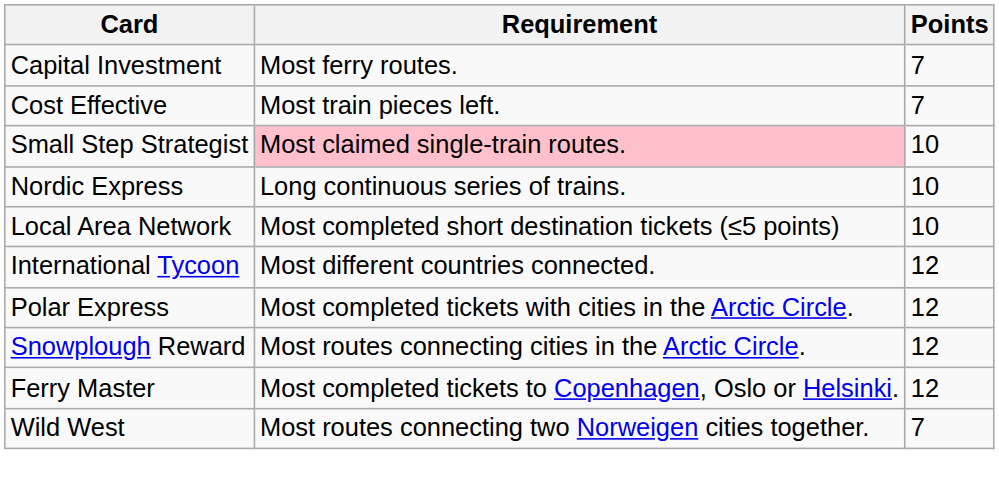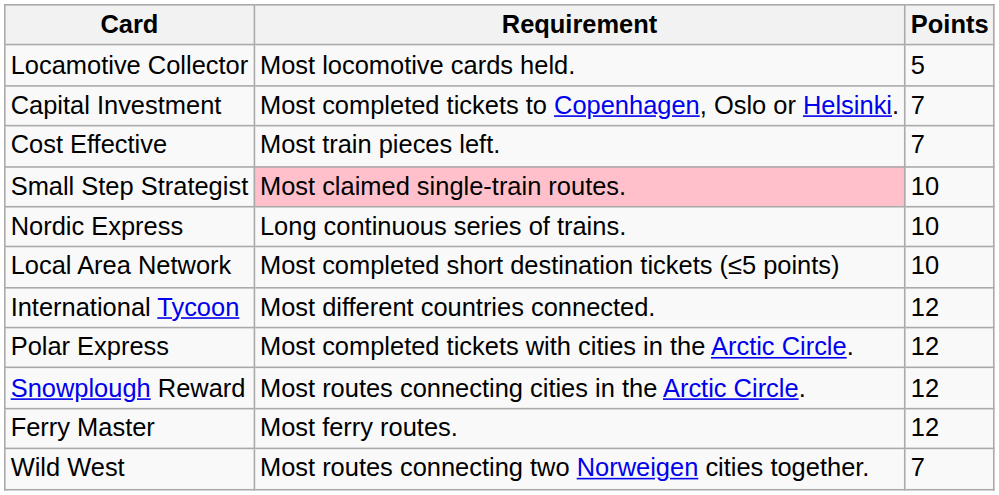+ row: (129, 65)
(359, 65) Most ferry routes. -> (580, 105) Most completed tickets to Copenhagen, Oslo or Helsinki.
(580, 387) Most completed tickets to Copenhagen, Oslo or Helsinki. -> (359, 428) Most ferry routes.
